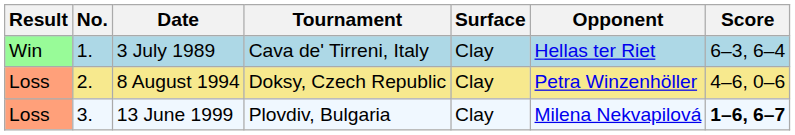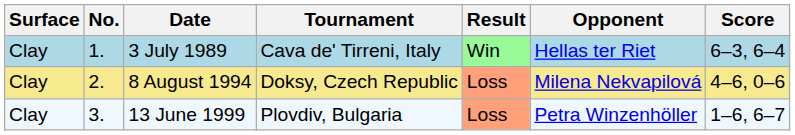columns swapped: (38, 19) <-> (490, 19)
(616, 82) Petra Winzenhöller -> (618, 82) Milena Nekvapilová
(618, 113) Milena Nekvapilová -> (616, 113) Petra Winzenhöller
(748, 113) bold -> (748, 113) normal
